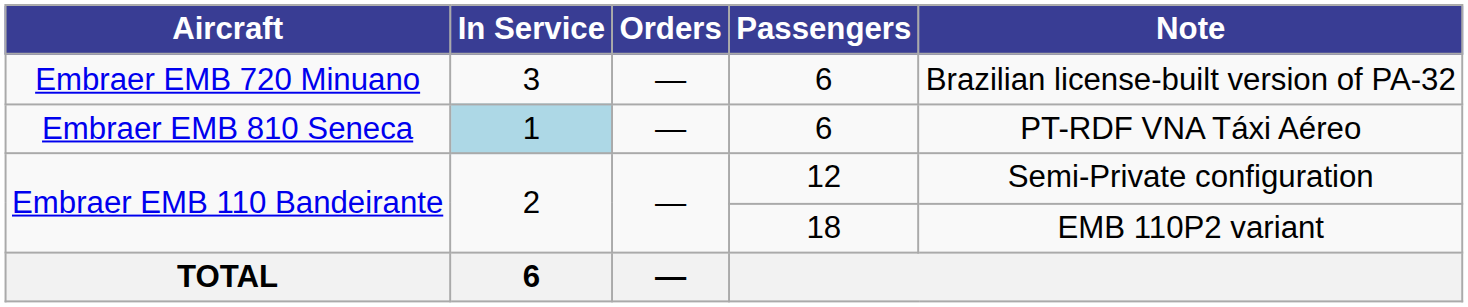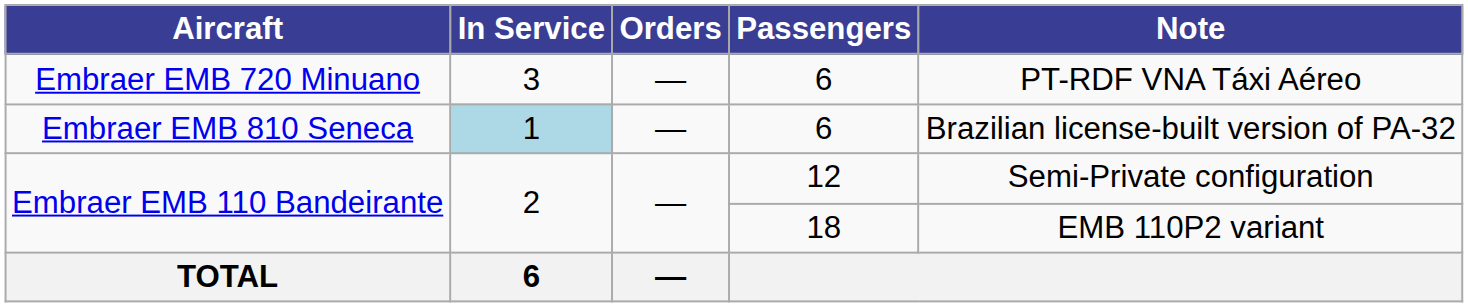(1191, 79) Brazilian license-built version of PA-32 -> (1191, 79) PT-RDF VNA Táxi Aéreo
(1191, 129) PT-RDF VNA Táxi Aéreo -> (1191, 129) Brazilian license-built version of PA-32
